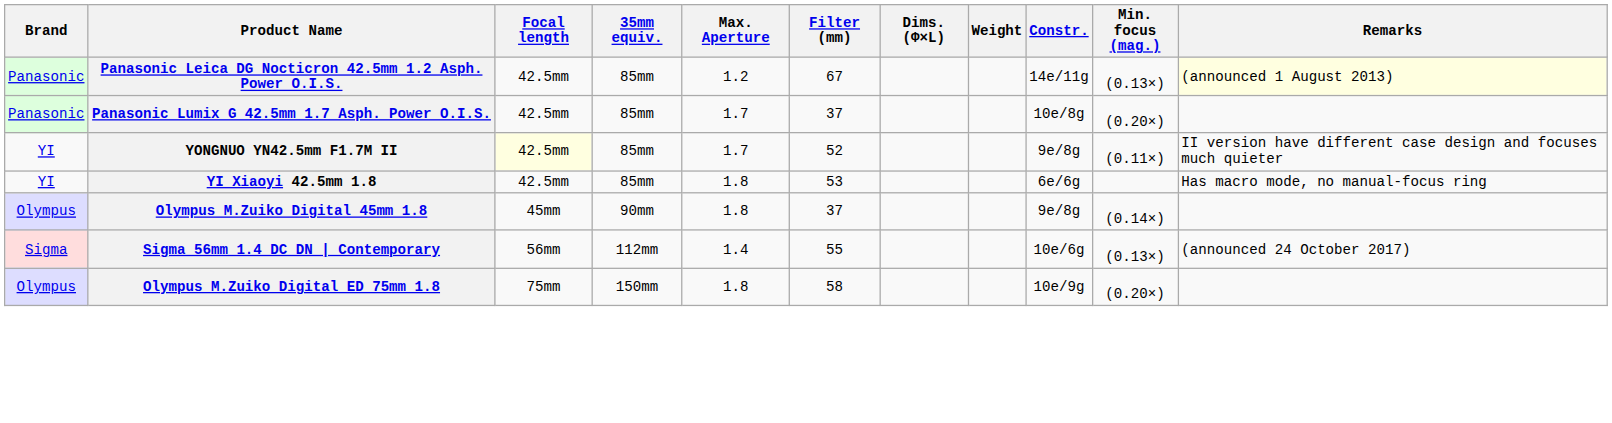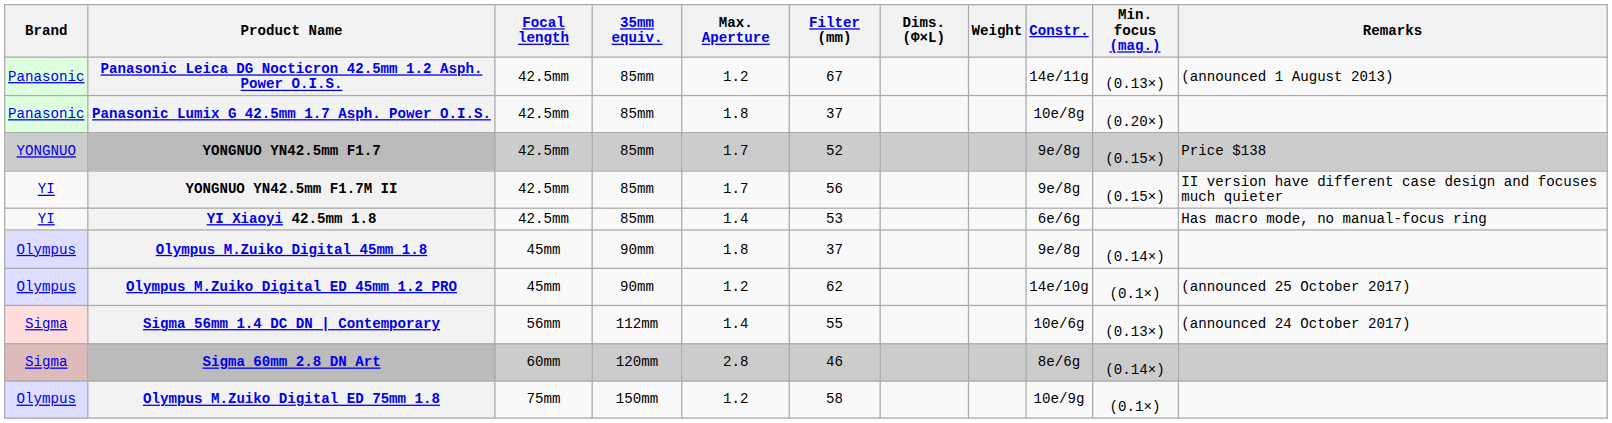(1287, 77) lightyellow background -> (1287, 77) no background
(736, 114) 1.7 -> (736, 114) 1.8
+ row: (292, 152)
(544, 152) lightyellow background -> (544, 189) no background
(835, 152) 52 -> (835, 189) 56
(1135, 159) (0.11×) -> (1135, 197) (0.15×)
(736, 182) 1.8 -> (736, 219) 1.4
+ row: (292, 287)
+ row: (292, 362)
(736, 287) 1.8 -> (736, 400) 1.2
(1135, 295) (0.20×) -> (1135, 408) (0.1×)
